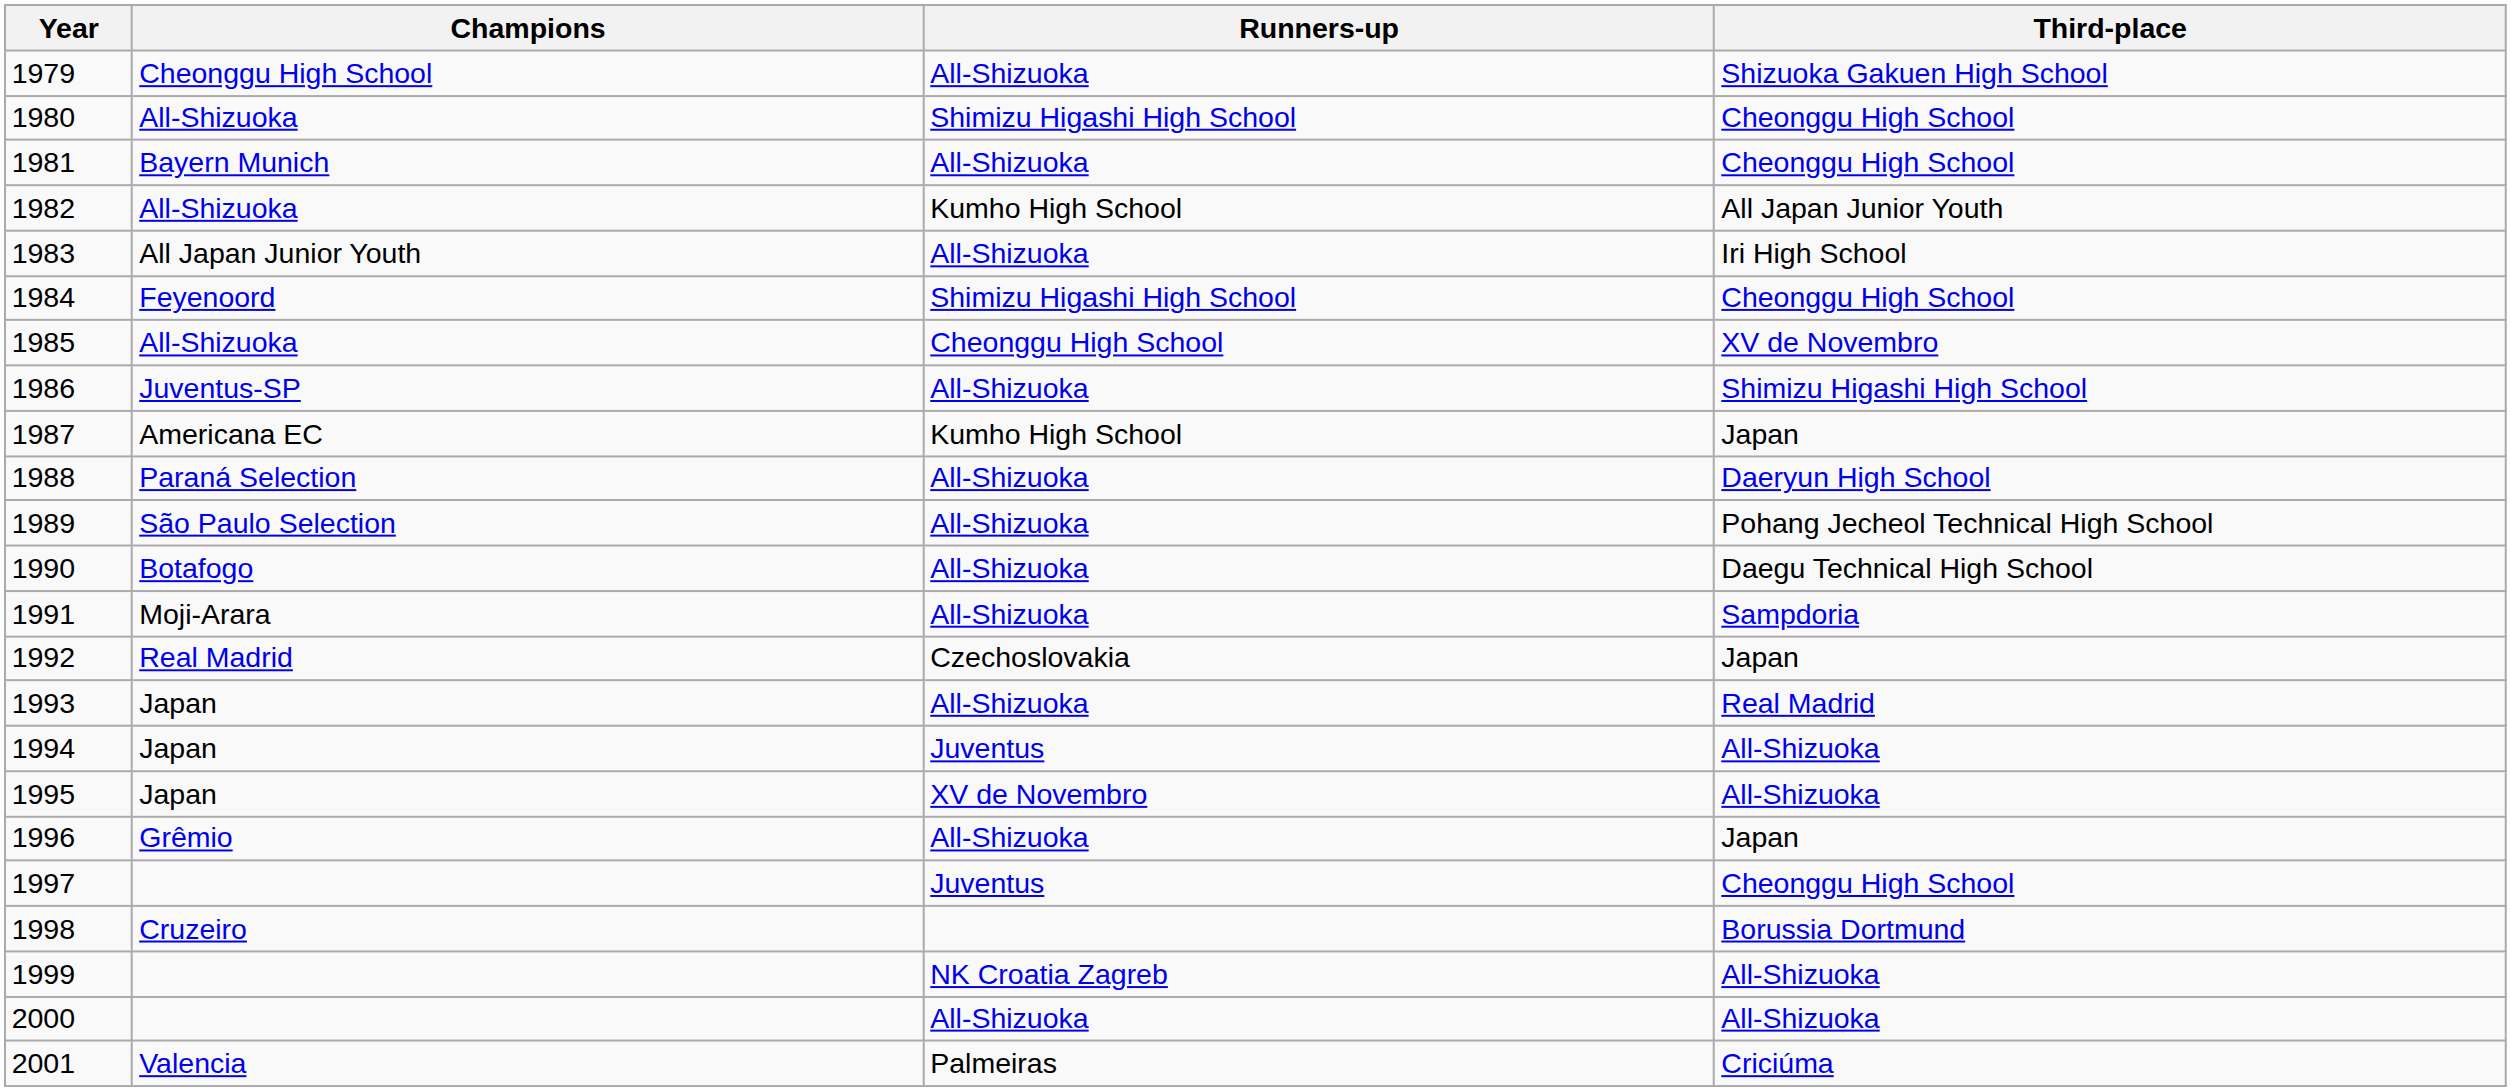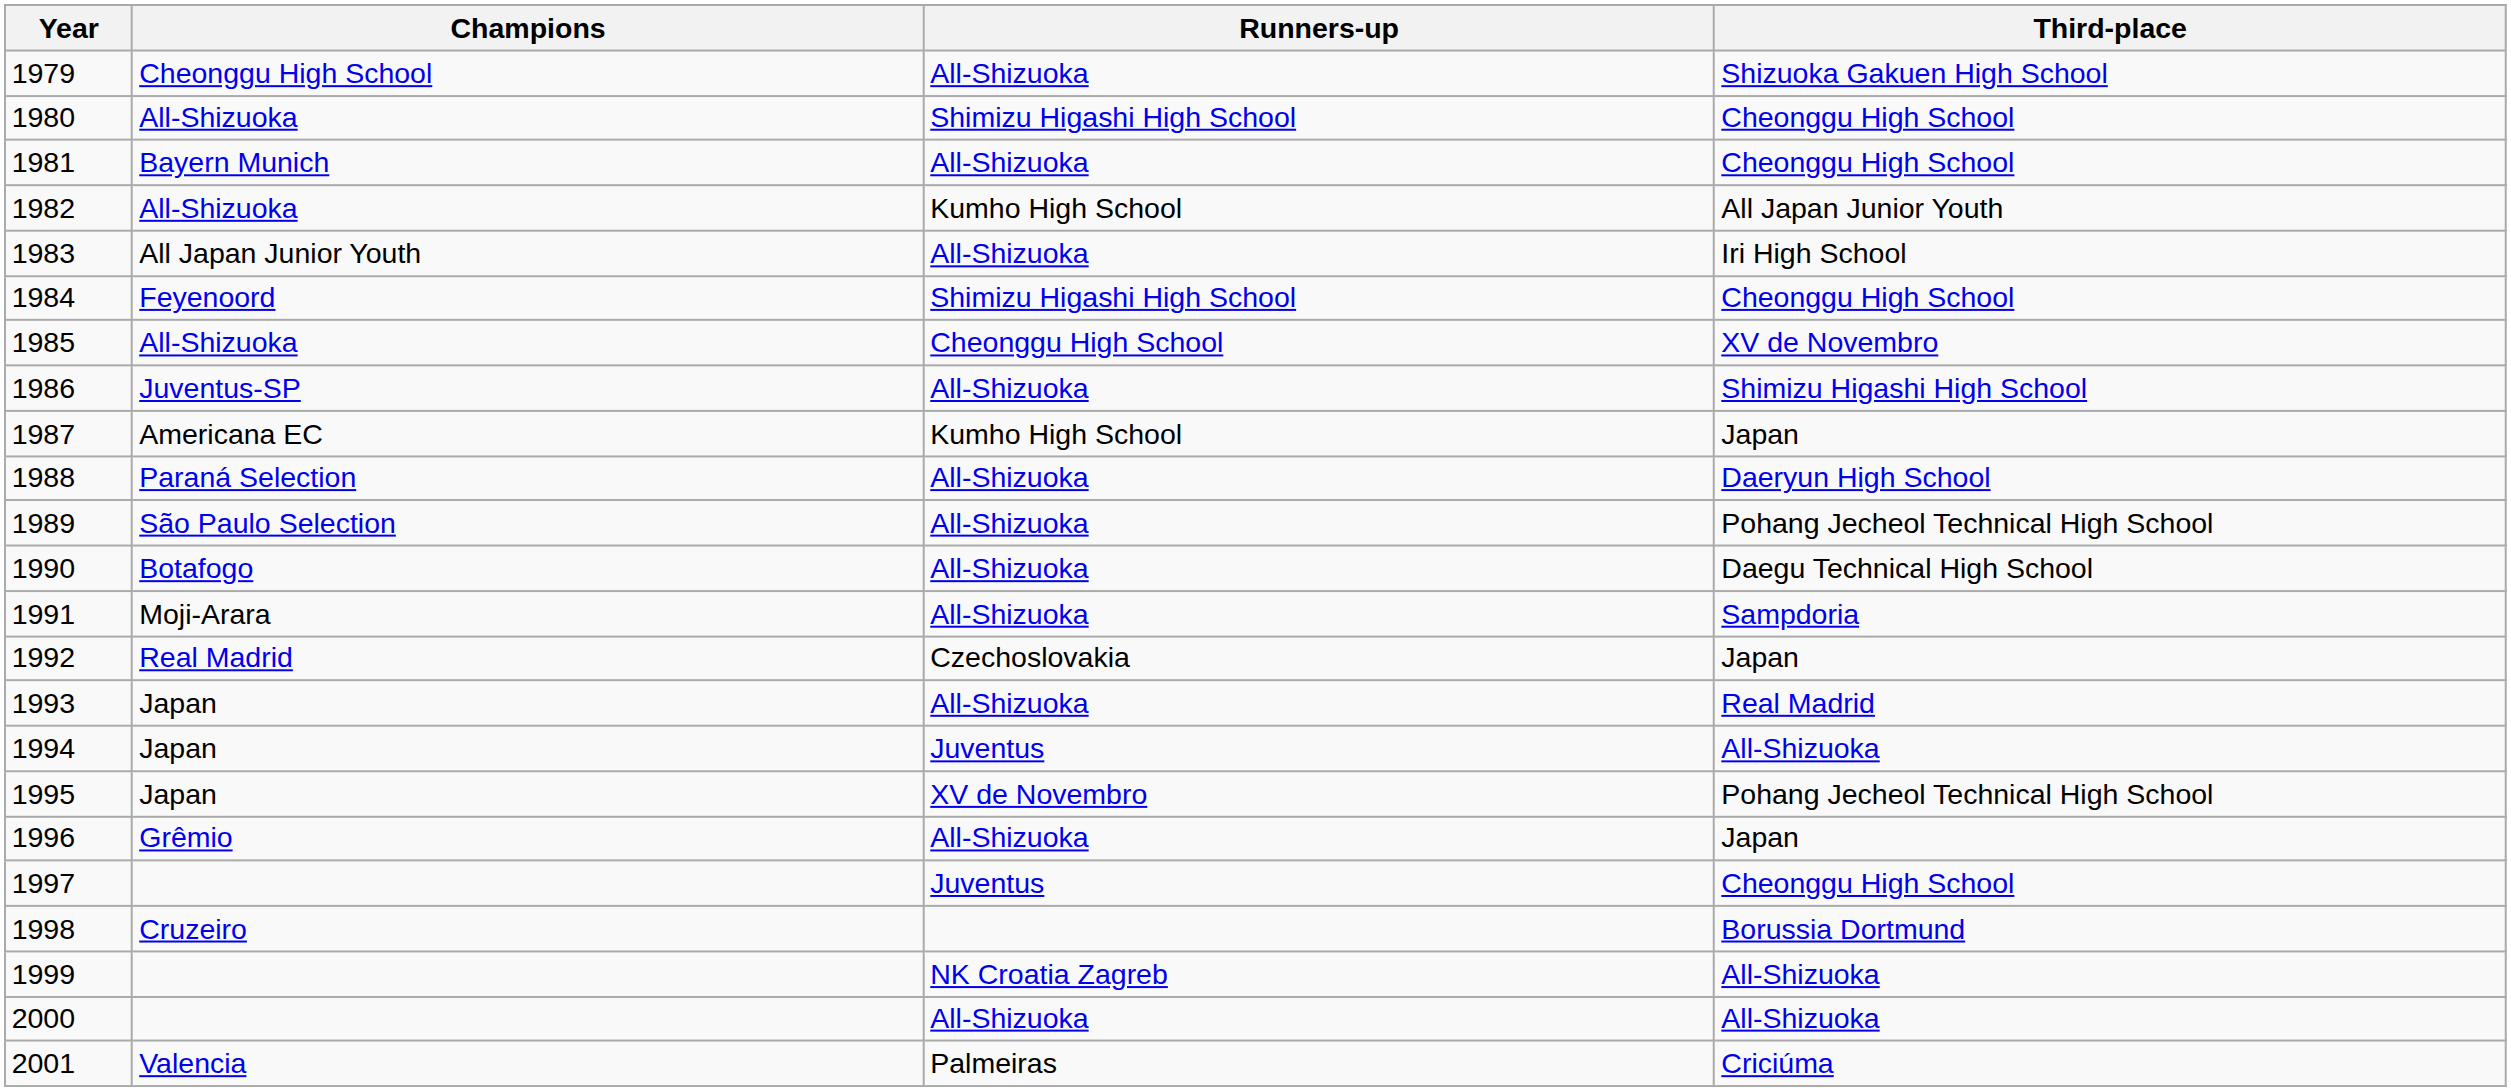(1801, 794) All-Shizuoka -> (1967, 794) Pohang Jecheol Technical High School
